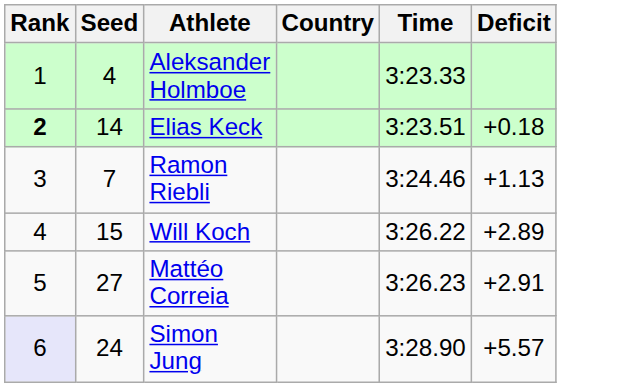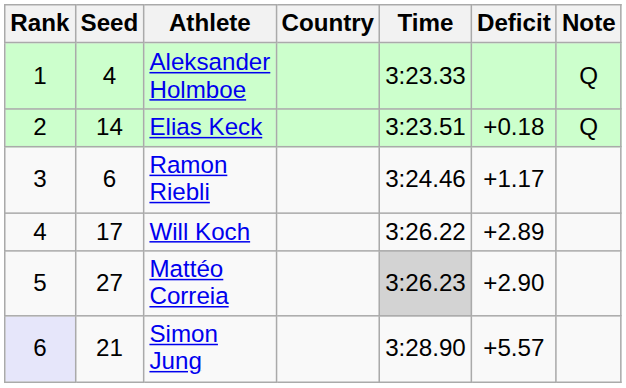+ column: (589, 23)
(40, 127) bold -> (40, 127) normal
(109, 179) 7 -> (109, 179) 6
(514, 179) +1.13 -> (514, 179) +1.17
(109, 231) 15 -> (109, 231) 17
(425, 283) no background -> (425, 283) lightgrey background
(514, 283) +2.91 -> (514, 283) +2.90
(109, 348) 24 -> (109, 348) 21
